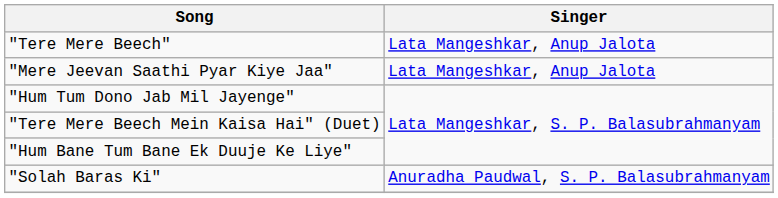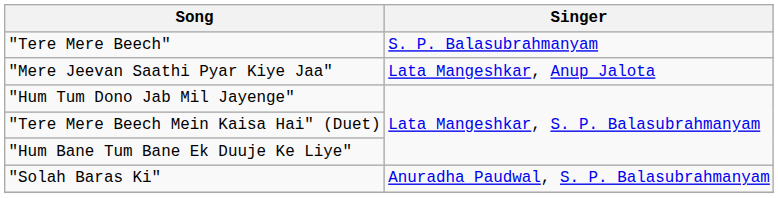(522, 44) Lata Mangeshkar, Anup Jalota -> (493, 44) S. P. Balasubrahmanyam
